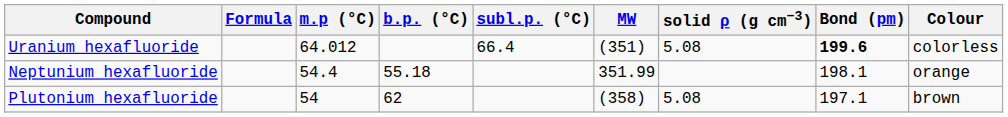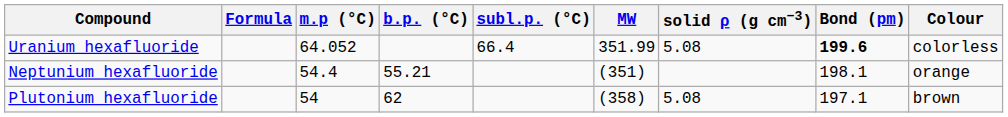(328, 47) 64.012 -> (328, 47) 64.052
(622, 47) (351) -> (627, 47) 351.99
(407, 73) 55.18 -> (407, 73) 55.21
(627, 73) 351.99 -> (622, 73) (351)
